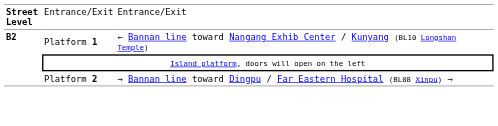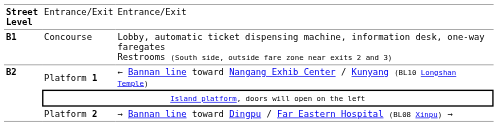+ row: (68, 37)
